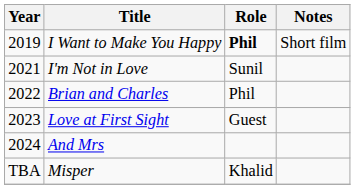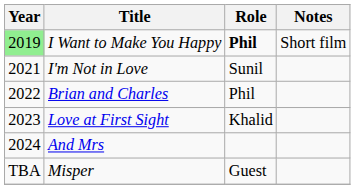(24, 42) no background -> (24, 42) lightgreen background
(248, 119) Guest -> (251, 119) Khalid
(251, 171) Khalid -> (248, 171) Guest
